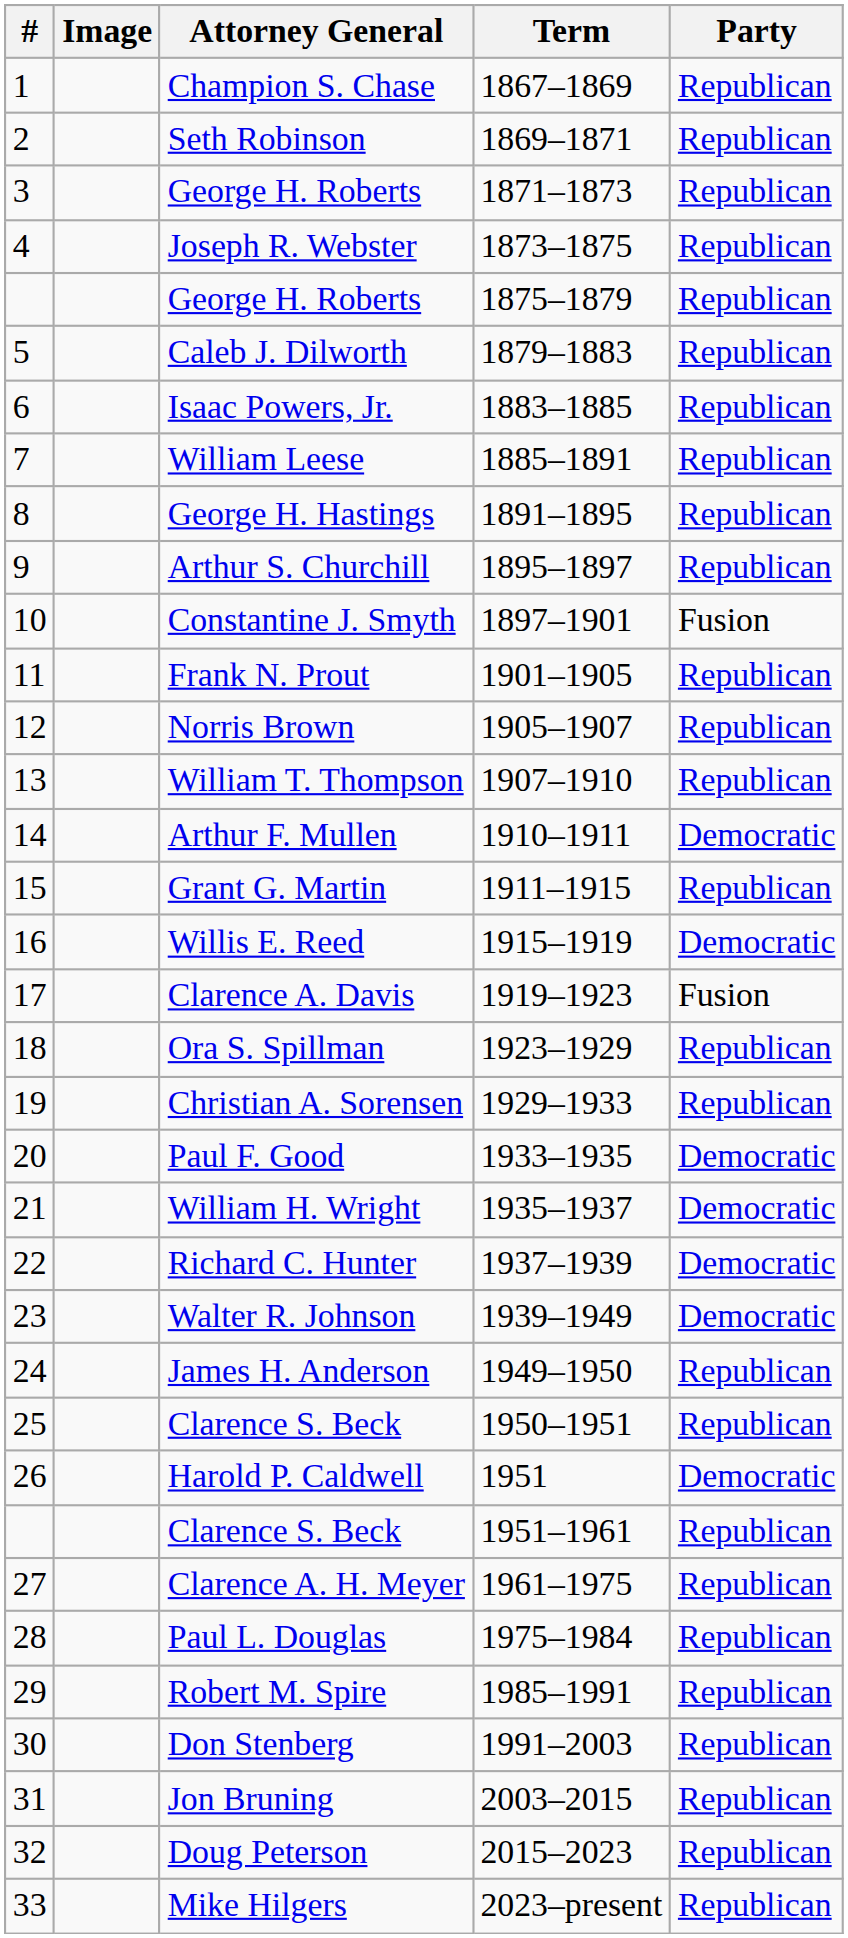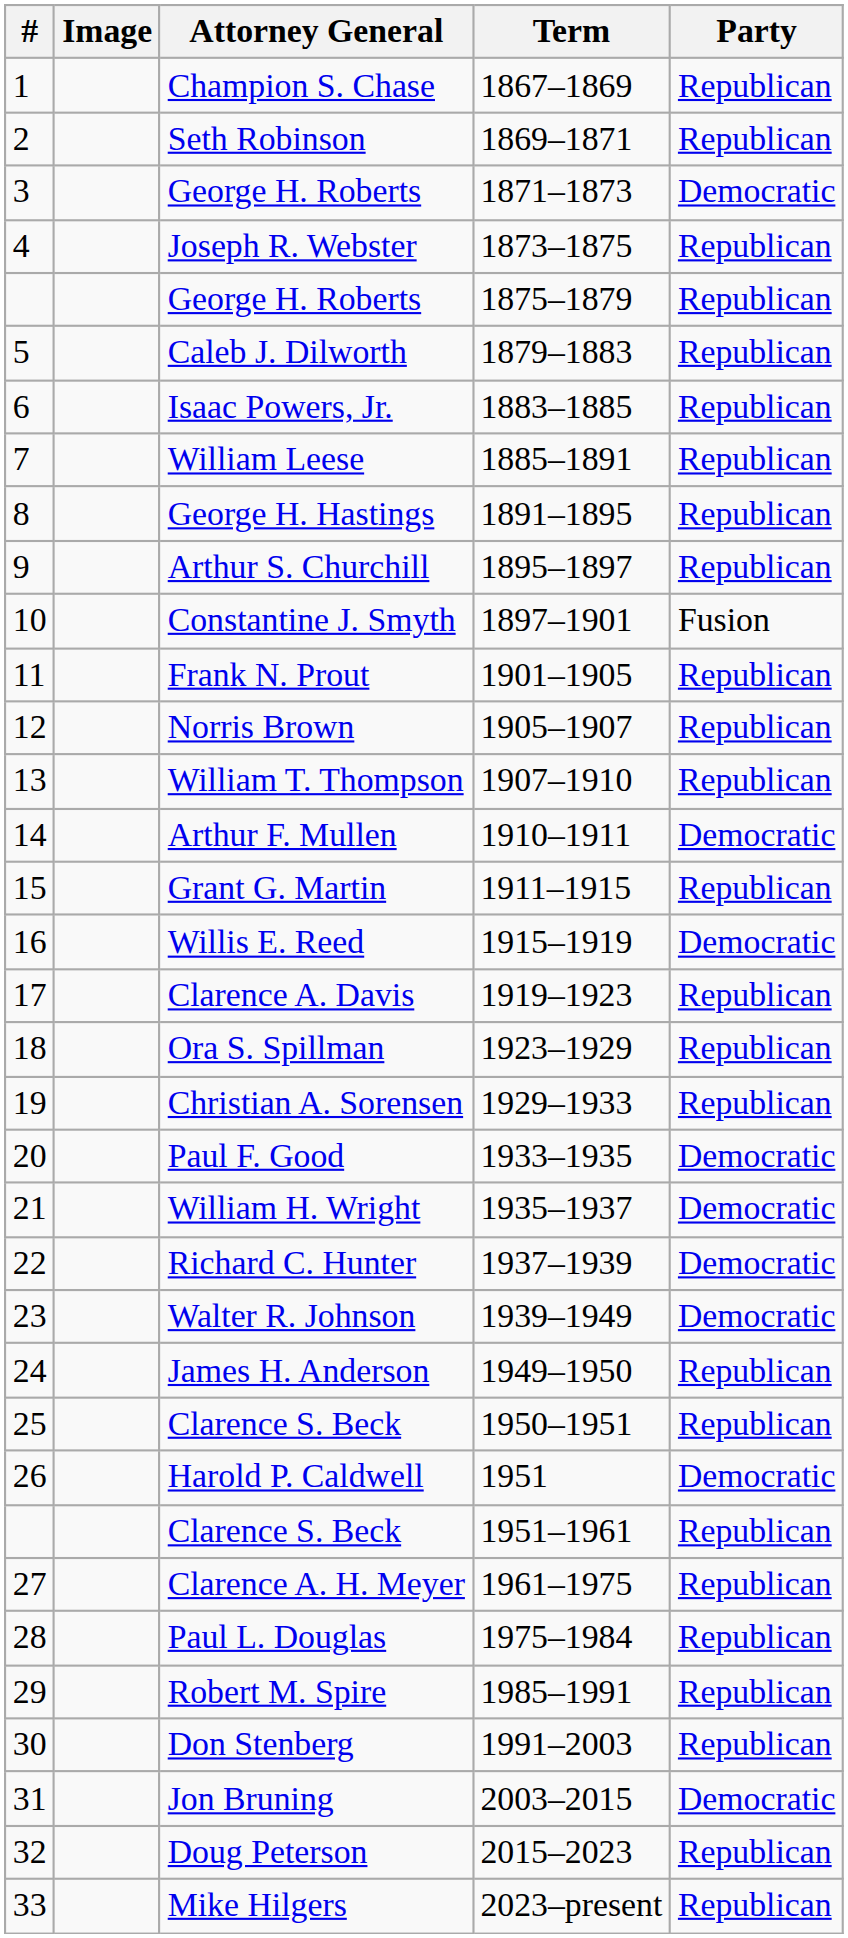(755, 191) Republican -> (757, 191) Democratic
(724, 995) Fusion -> (755, 995) Republican
(755, 1798) Republican -> (757, 1798) Democratic
